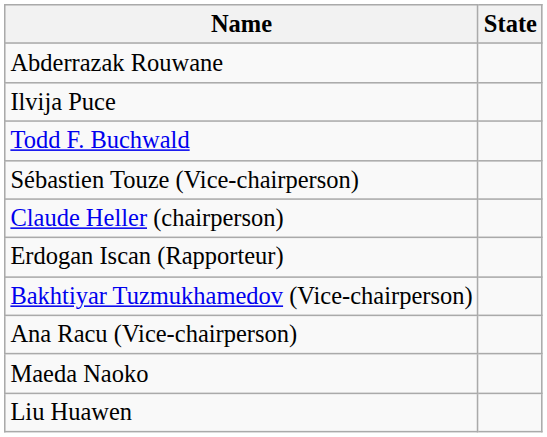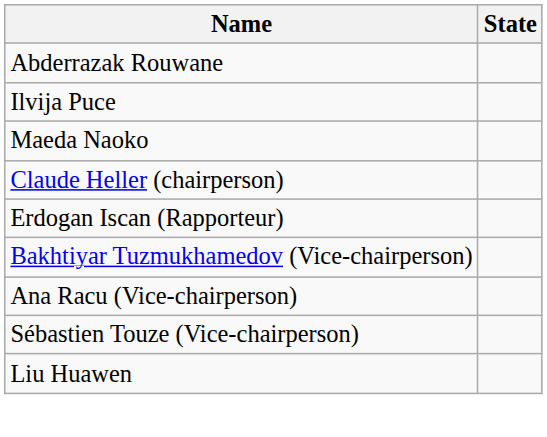- row: (100, 140)
rows swapped: (79, 373) <-> (185, 179)
